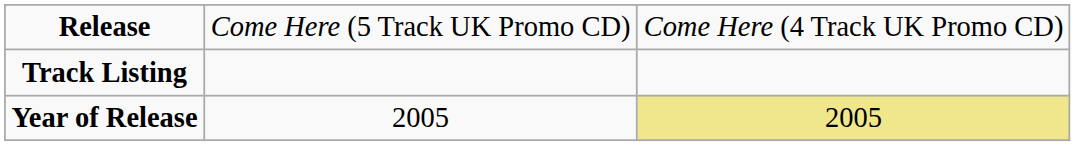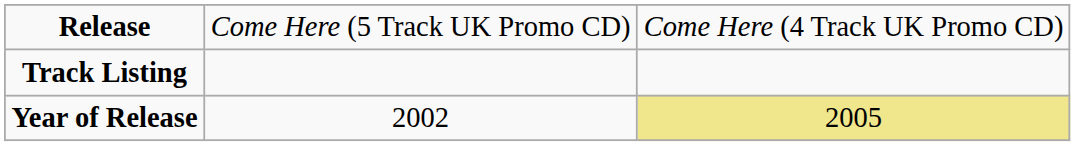(421, 117) 2005 -> (421, 117) 2002
